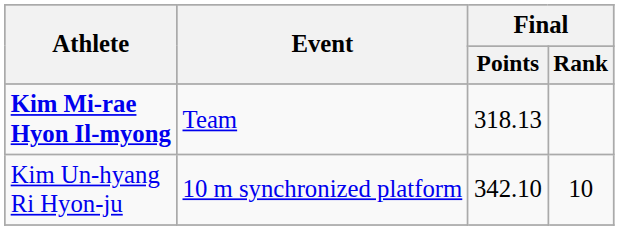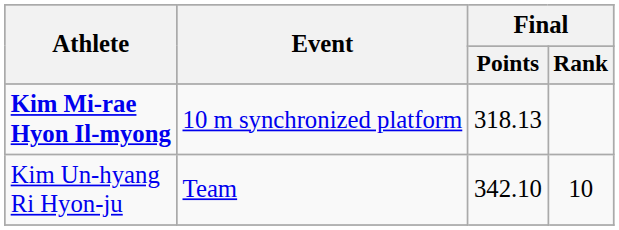(210, 119) Team -> (322, 119) 10 m synchronized platform
(322, 189) 10 m synchronized platform -> (210, 189) Team
